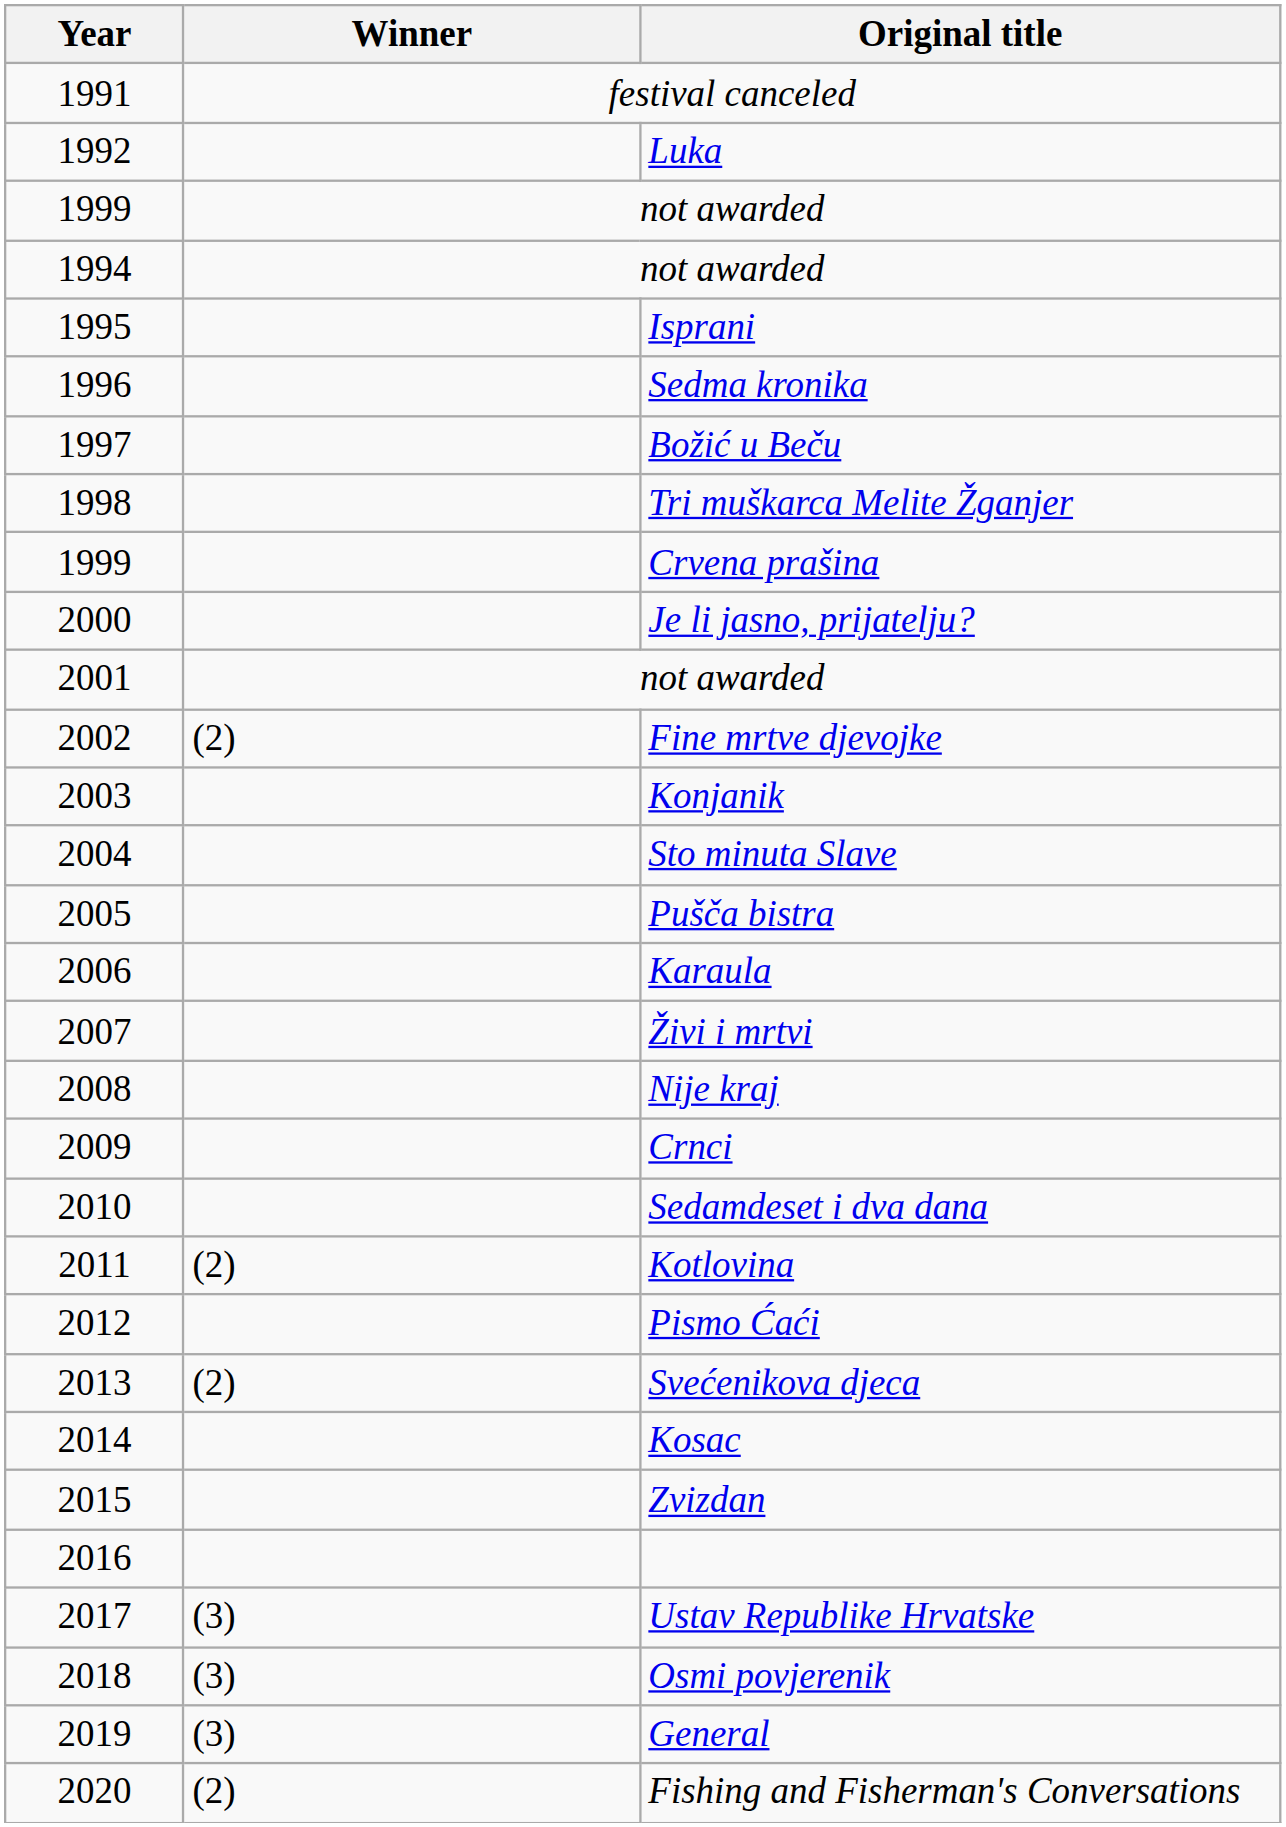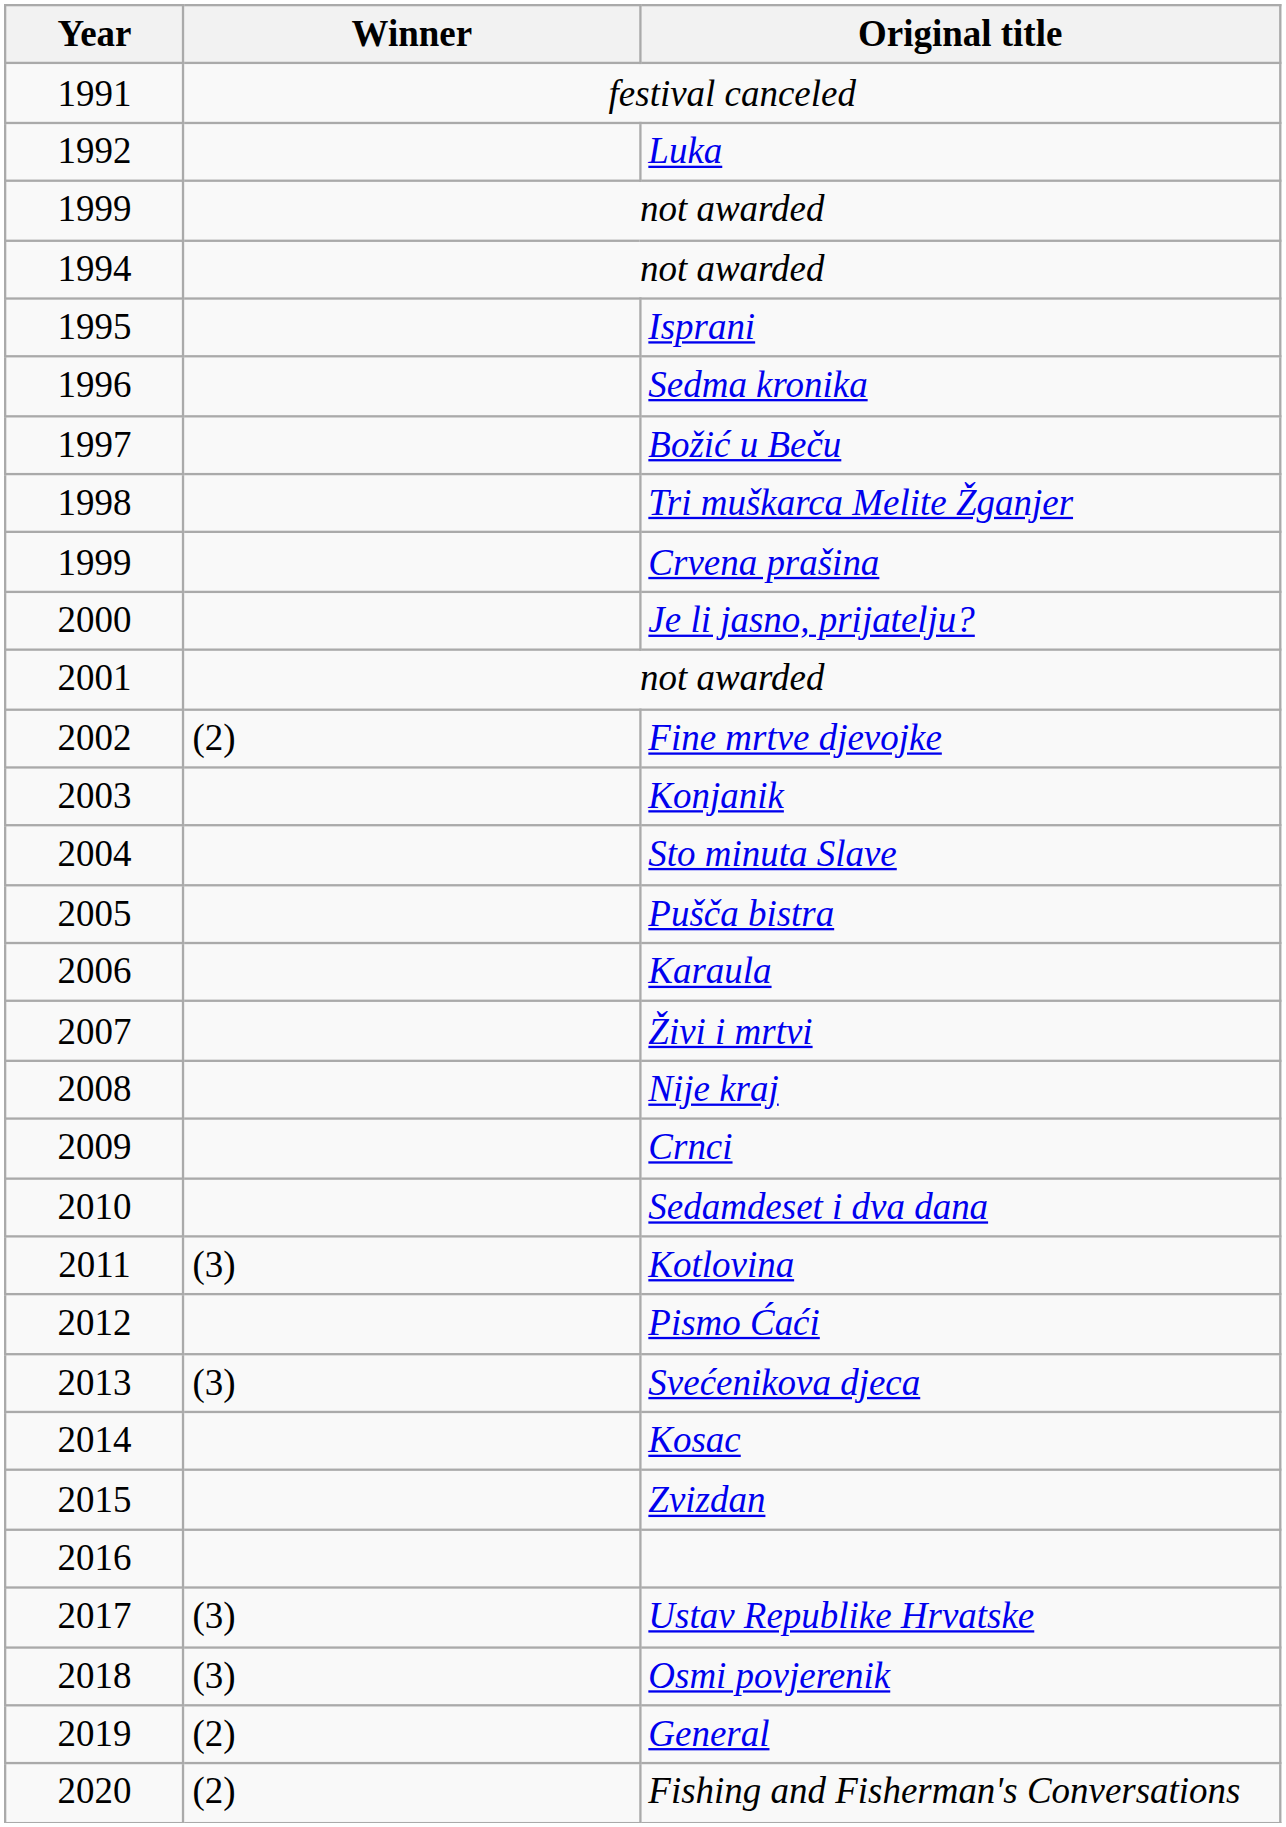(214, 1264) (2) -> (214, 1264) (3)
(214, 1381) (2) -> (214, 1381) (3)
(214, 1733) (3) -> (214, 1733) (2)
